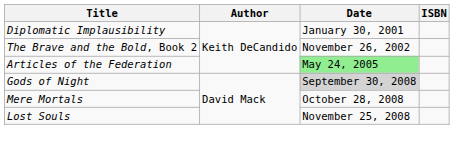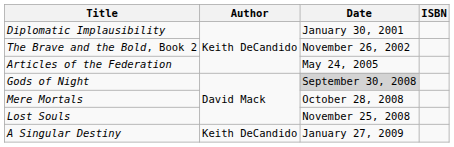(340, 64) lightgreen background -> (340, 64) no background
+ row: (64, 133)
